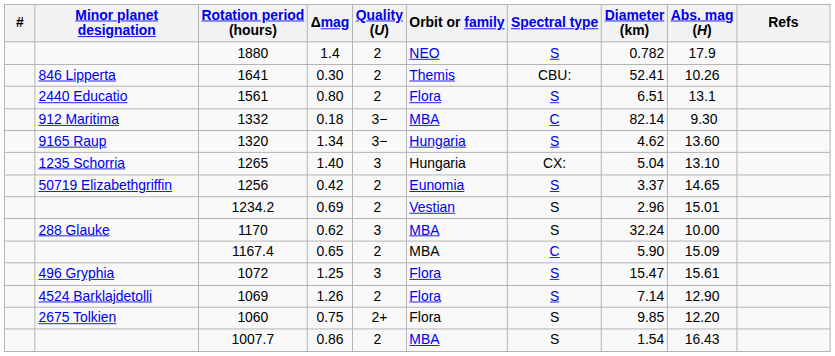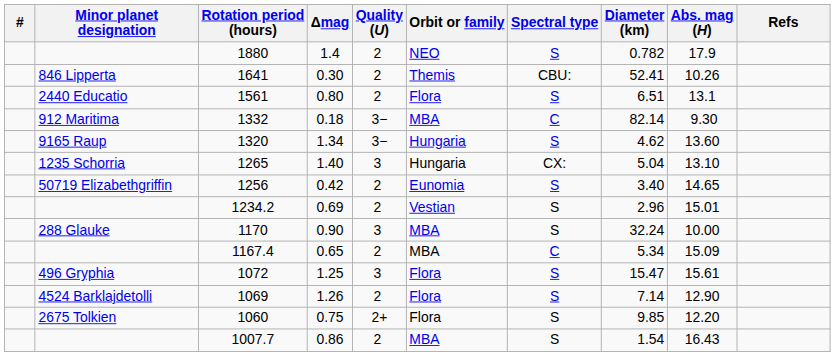(651, 185) 3.37 -> (651, 185) 3.40
(330, 229) 0.62 -> (330, 229) 0.90
(651, 251) 5.90 -> (651, 251) 5.34
